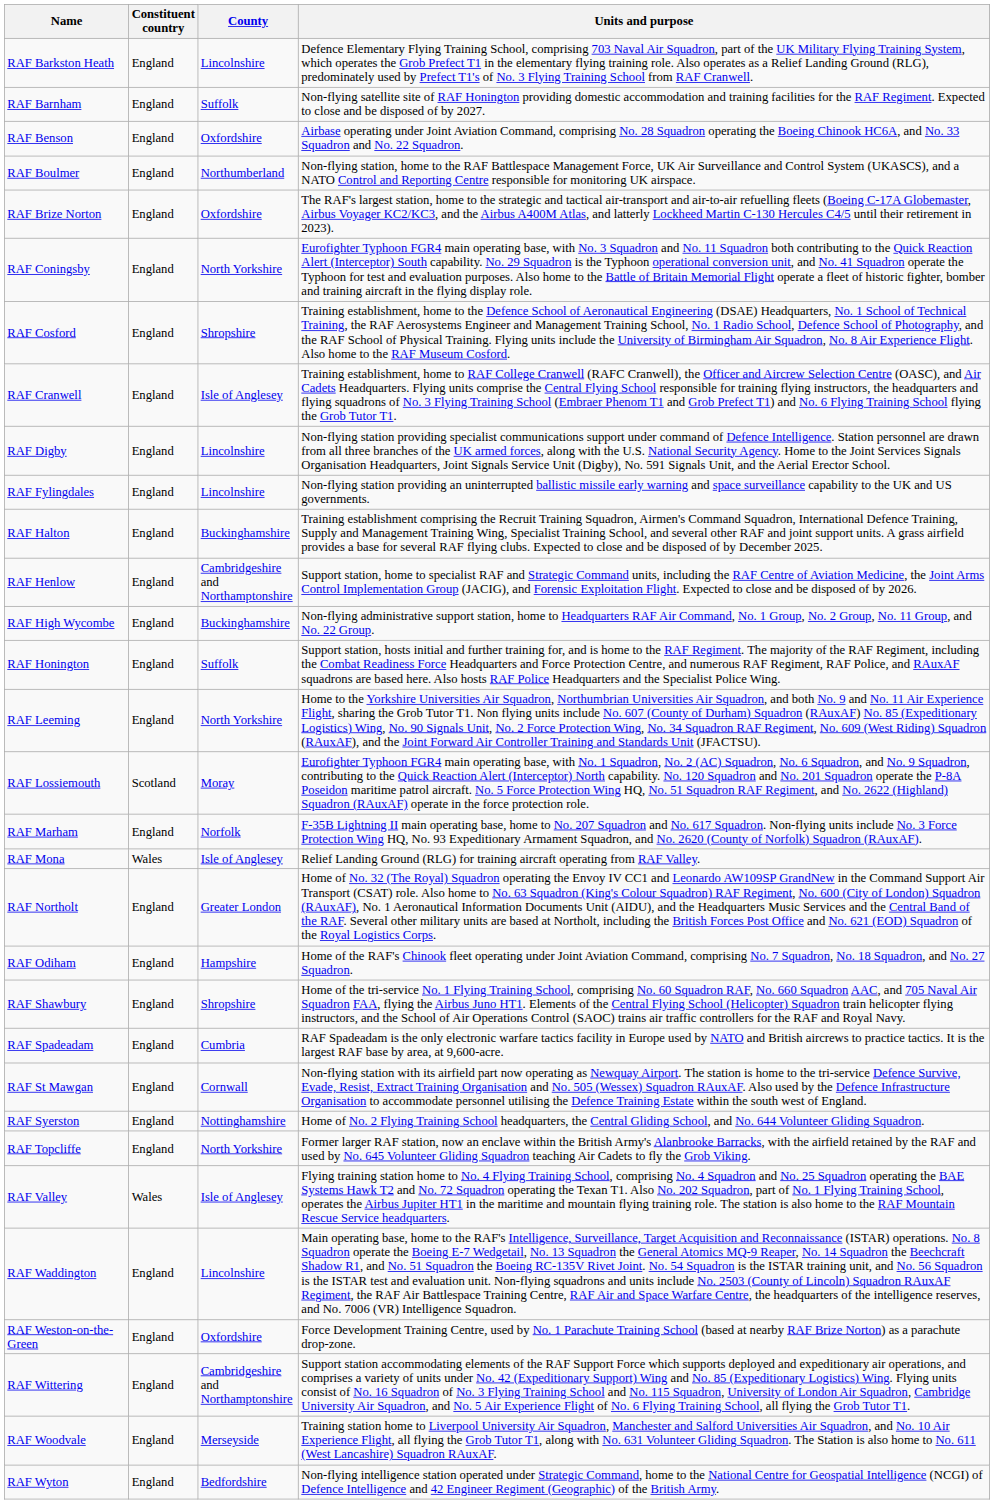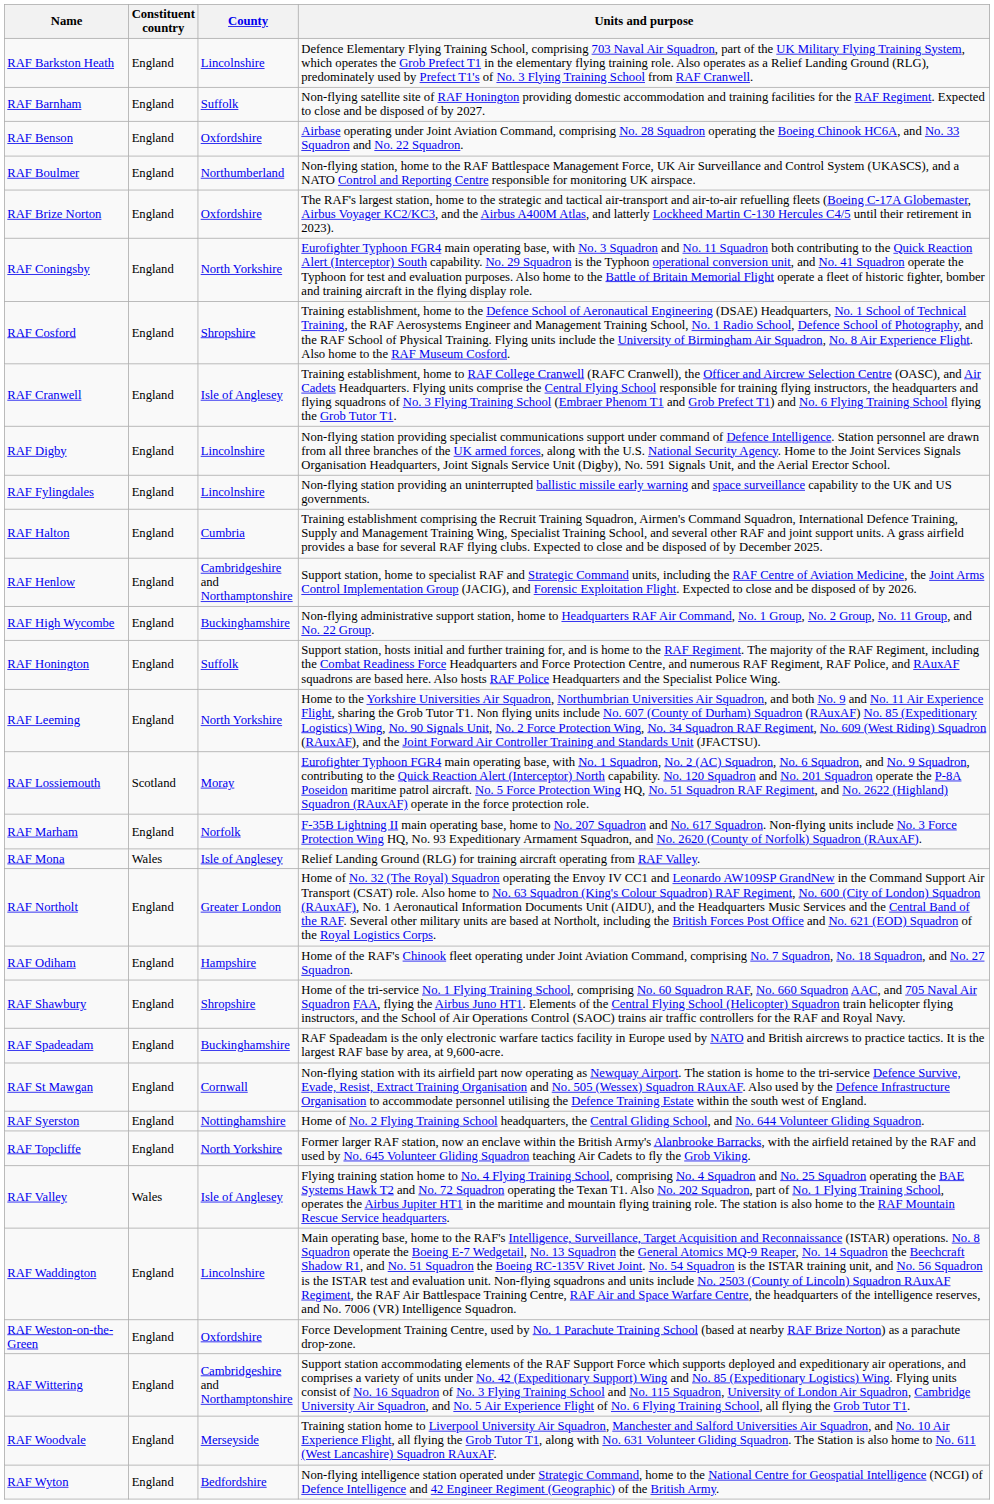(245, 533) Buckinghamshire -> (223, 533) Cumbria
(223, 1045) Cumbria -> (245, 1045) Buckinghamshire
